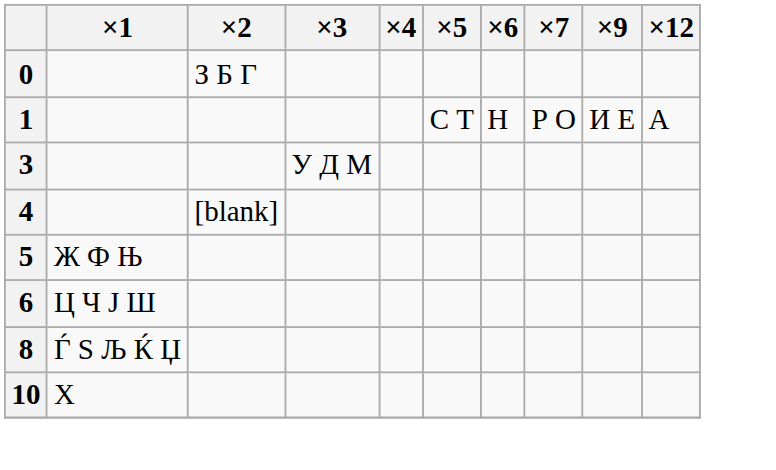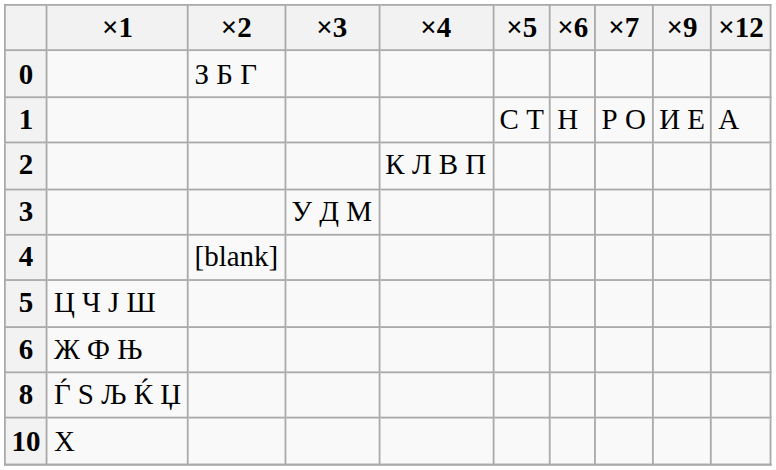+ row: (26, 165)
(98, 257) Ж Ф Њ -> (105, 303) Ц Ч Ј Ш
(105, 303) Ц Ч Ј Ш -> (98, 348) Ж Ф Њ
